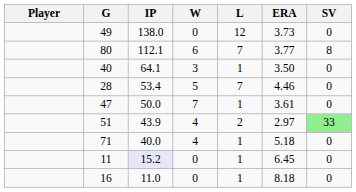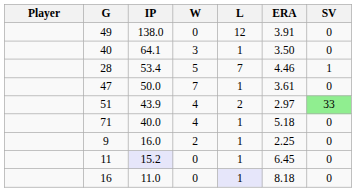(284, 31) 3.73 -> (284, 31) 3.91
- row: (106, 50)
(329, 86) 0 -> (329, 68) 1
+ row: (106, 141)
(240, 178) no background -> (240, 178) lavender background
